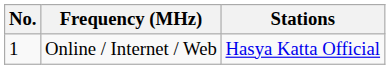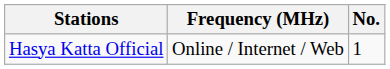columns swapped: (23, 19) <-> (303, 19)
